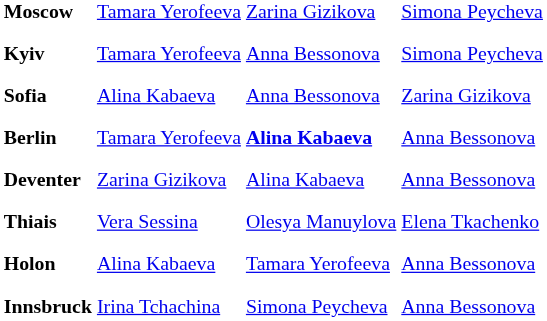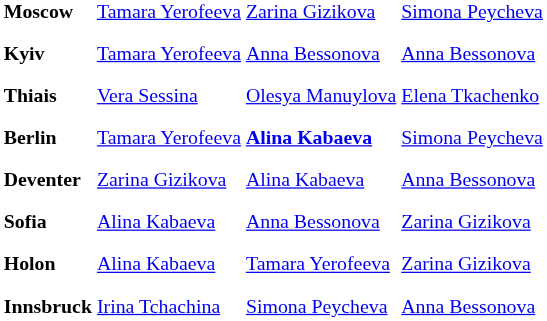(472, 53) Simona Peycheva -> (468, 53) Anna Bessonova
rows swapped: (30, 222) <-> (25, 95)
(468, 137) Anna Bessonova -> (472, 137) Simona Peycheva
(468, 264) Anna Bessonova -> (466, 264) Zarina Gizikova
